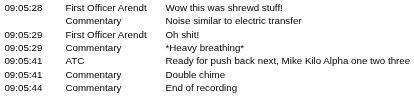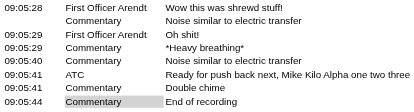+ row: (23, 61)
(93, 88) no background -> (93, 101) lightgrey background
